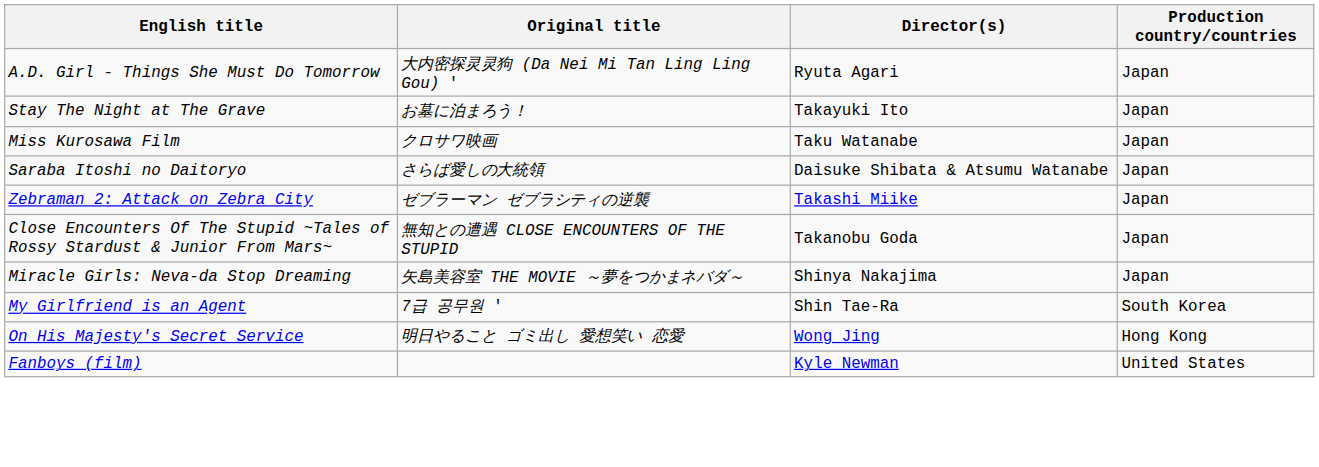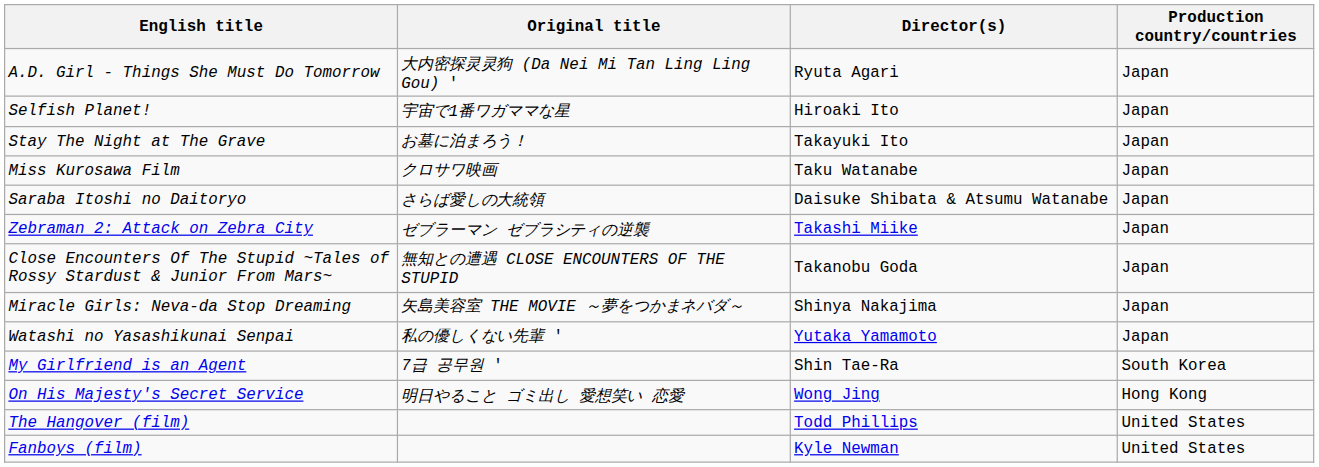+ row: (80, 111)
+ row: (151, 336)
+ row: (99, 423)
